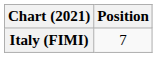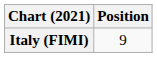(123, 40) 7 -> (123, 40) 9
